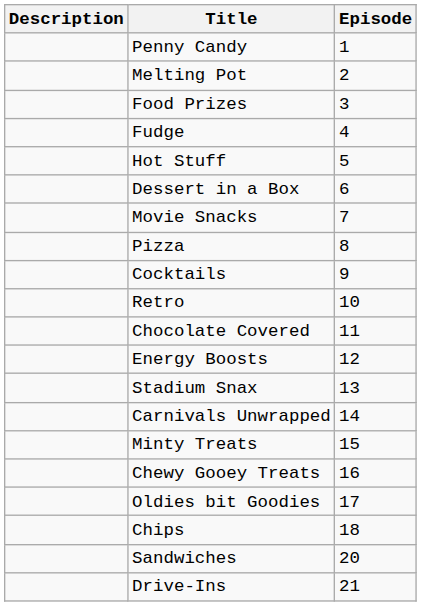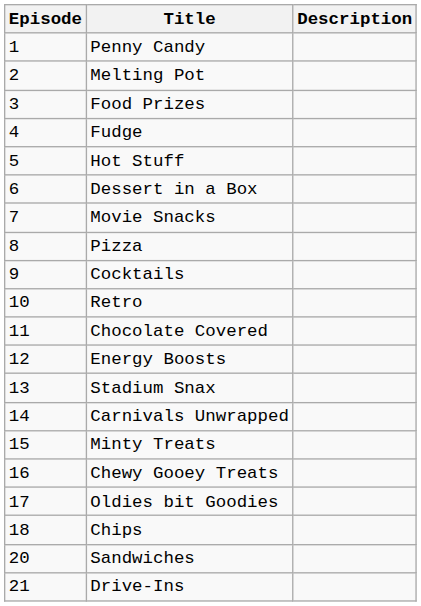columns swapped: (376, 19) <-> (66, 19)
